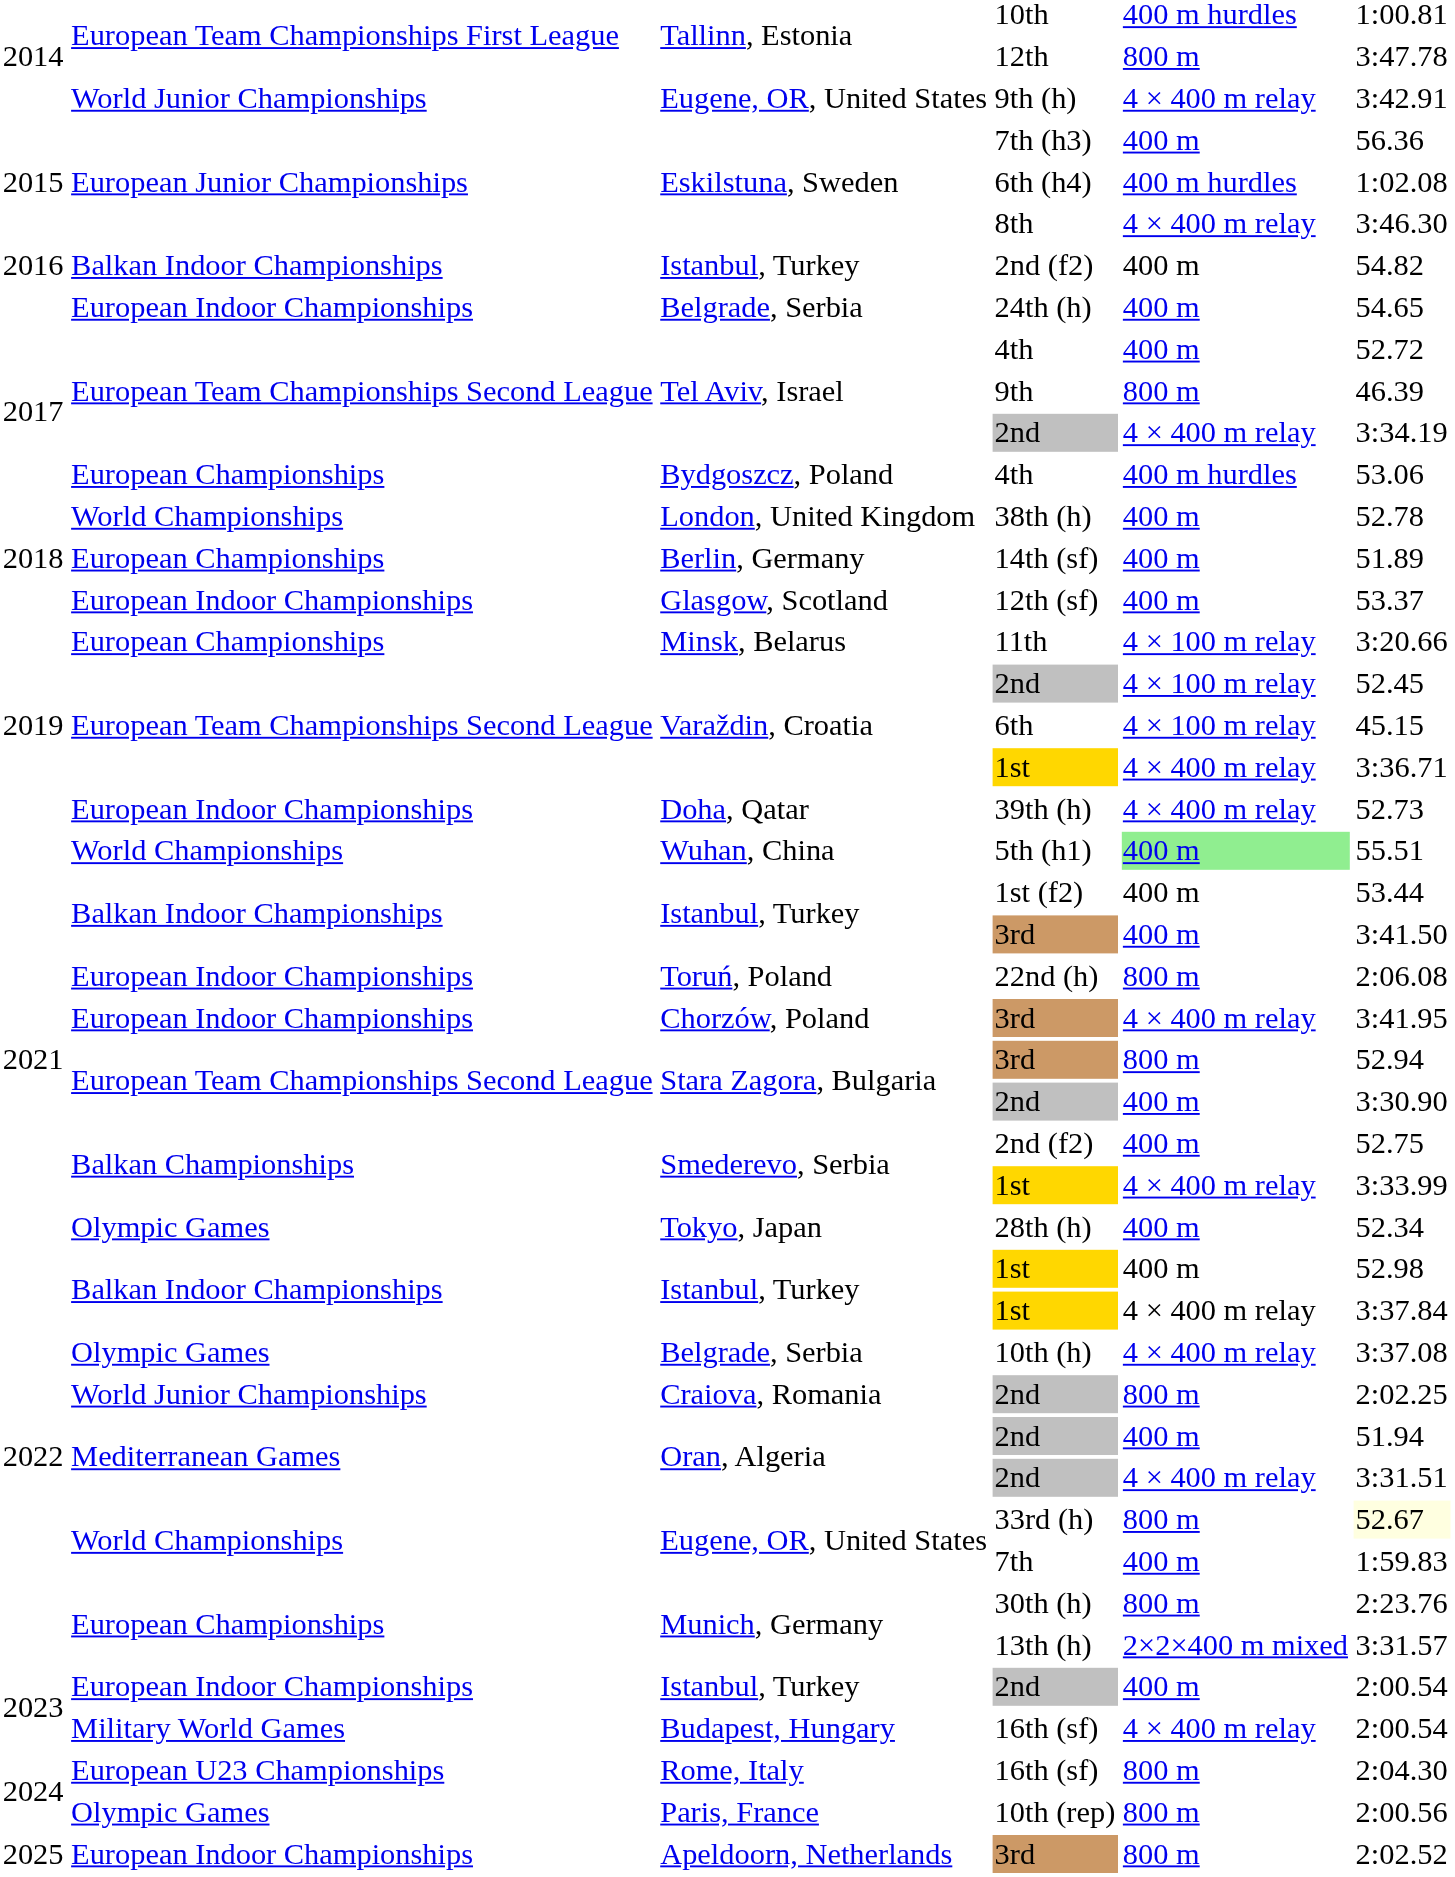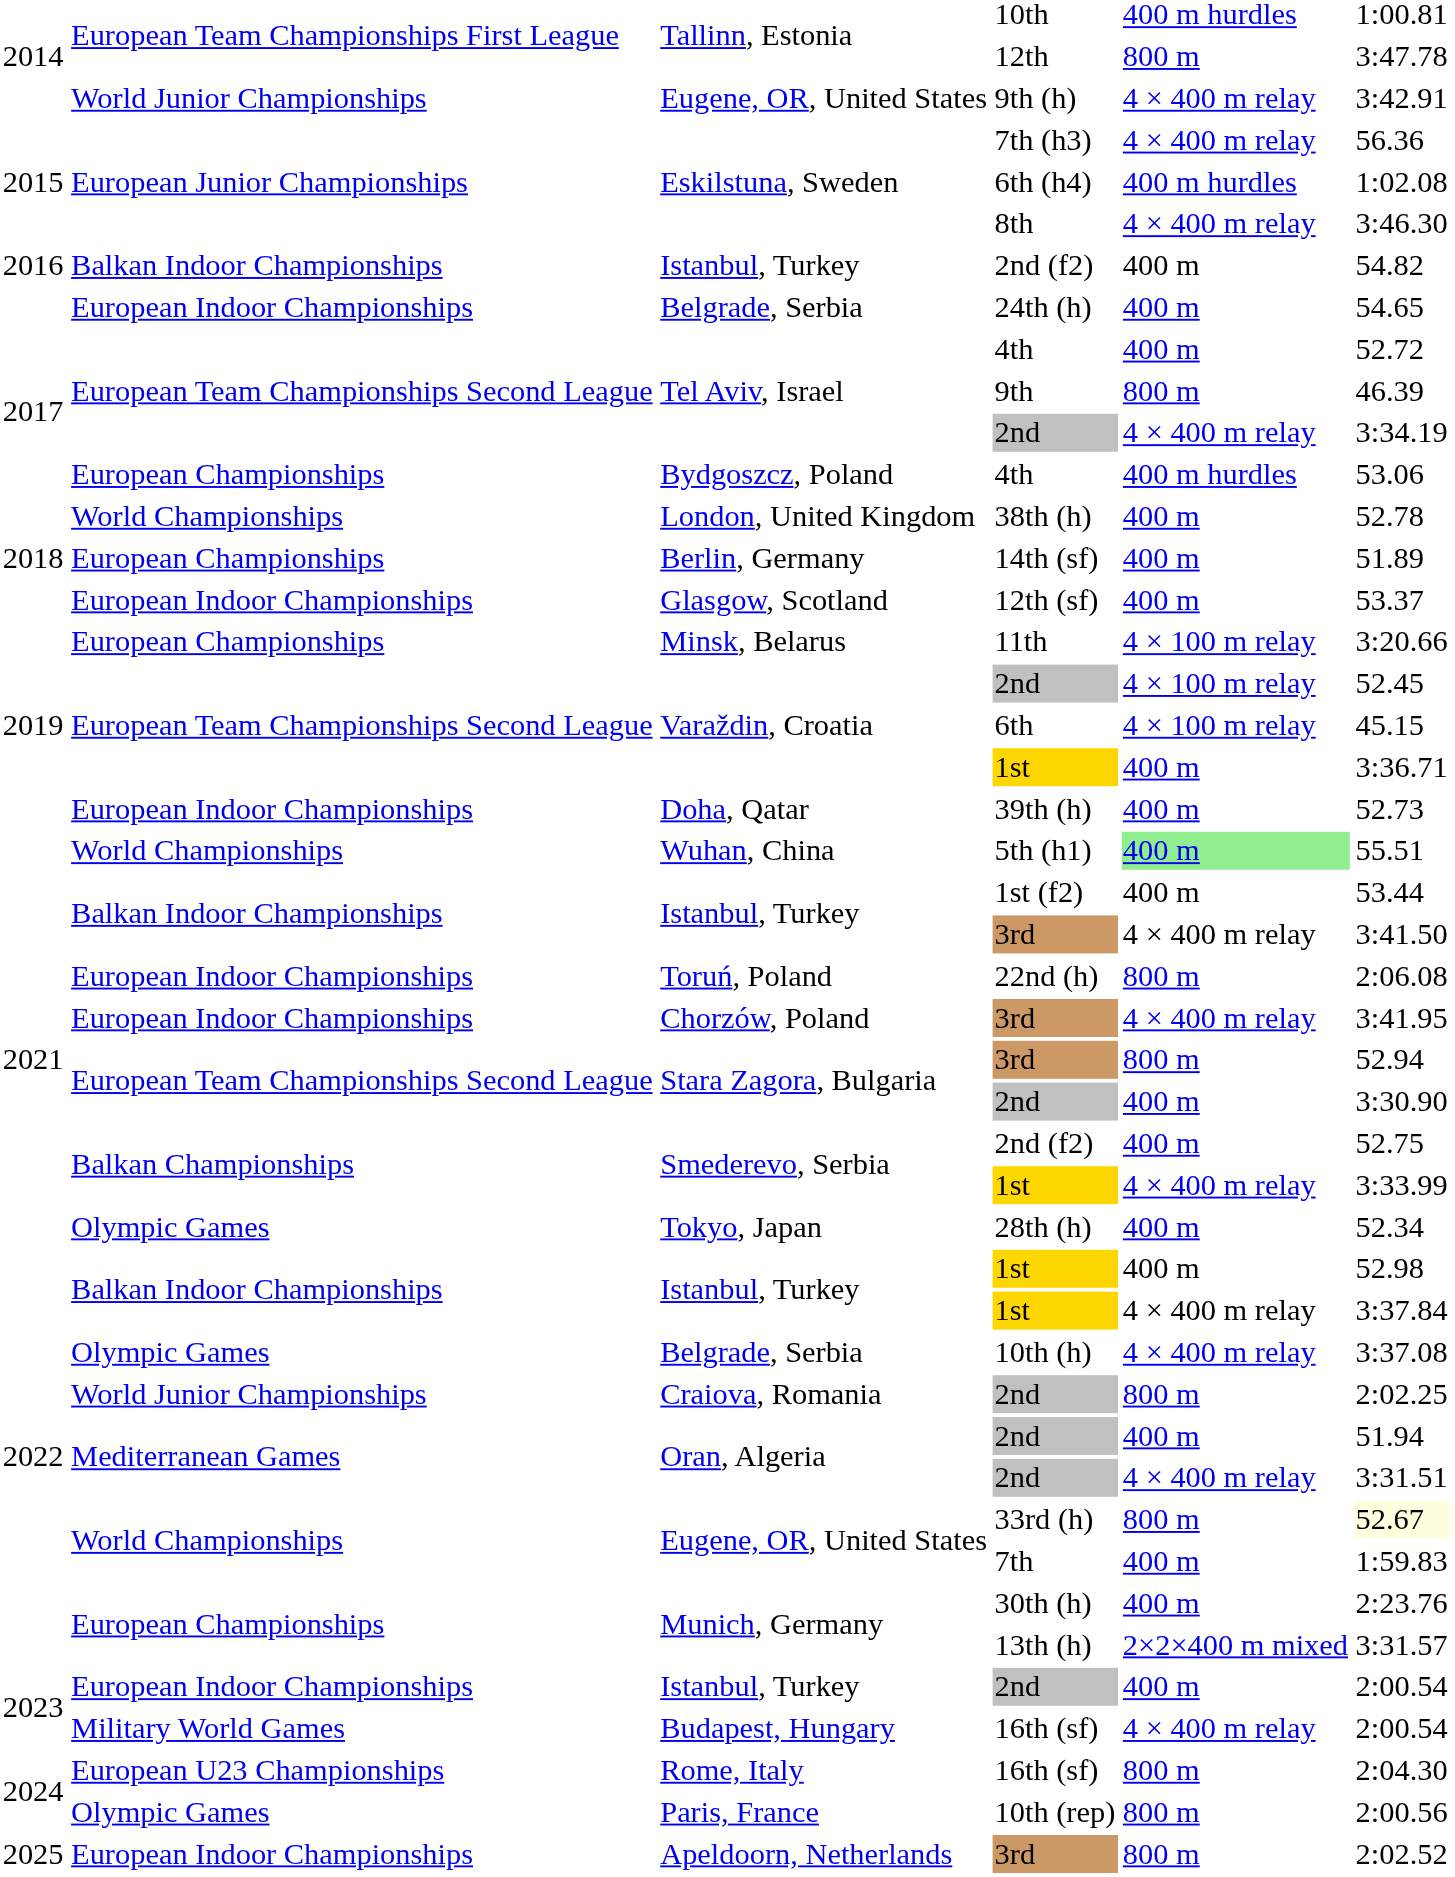(1161, 139) 400 m -> (1219, 139) 4 × 400 m relay
(1219, 766) 4 × 400 m relay -> (1161, 766) 400 m
(1219, 808) 4 × 400 m relay -> (1161, 808) 400 m
(1161, 933) 400 m -> (1219, 933) 4 × 400 m relay
(1161, 1602) 800 m -> (1161, 1602) 400 m
